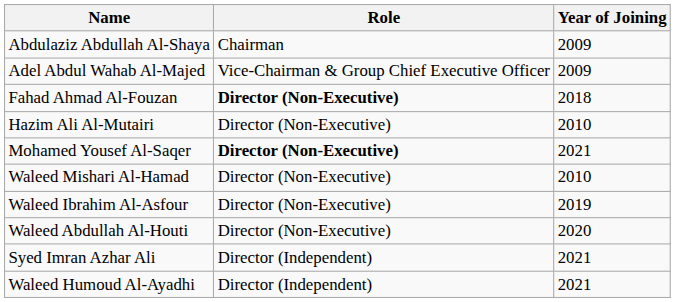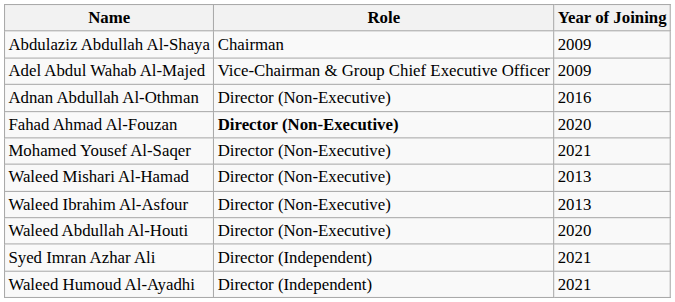+ row: (104, 97)
(574, 97) 2018 -> (574, 124) 2020
- row: (81, 124)
(308, 151) bold -> (304, 151) normal
(574, 177) 2010 -> (574, 177) 2013
(574, 204) 2019 -> (574, 204) 2013
